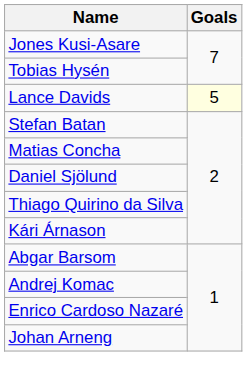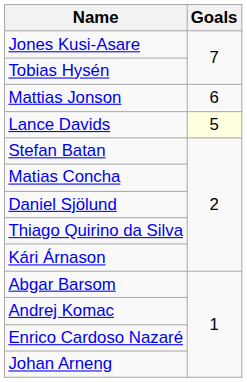+ row: (65, 97)
